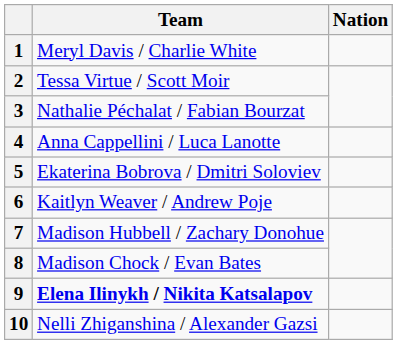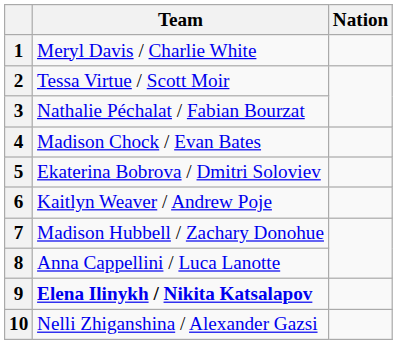(159, 141) Anna Cappellini / Luca Lanotte -> (149, 141) Madison Chock / Evan Bates
(149, 263) Madison Chock / Evan Bates -> (159, 263) Anna Cappellini / Luca Lanotte
